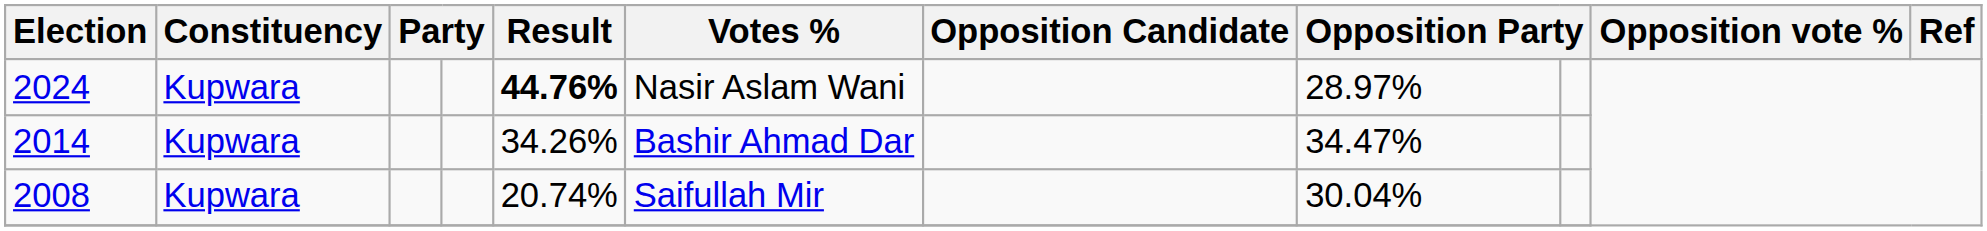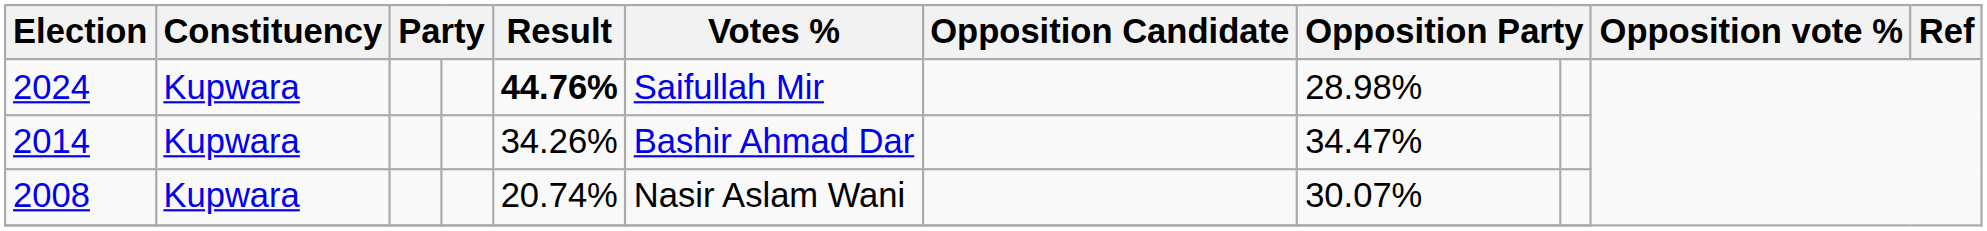(769, 86) Nasir Aslam Wani -> (729, 86) Saifullah Mir
(1364, 86) 28.97% -> (1364, 86) 28.98%
(729, 196) Saifullah Mir -> (769, 196) Nasir Aslam Wani
(1364, 196) 30.04% -> (1364, 196) 30.07%
